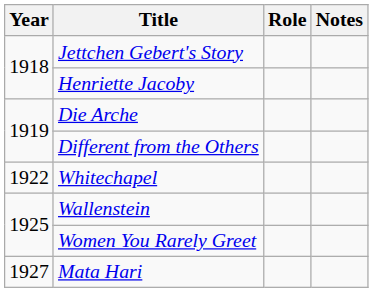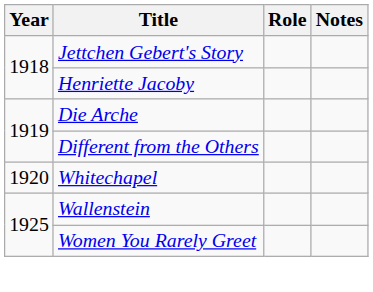(29, 177) 1922 -> (29, 177) 1920
- row: (100, 271)
